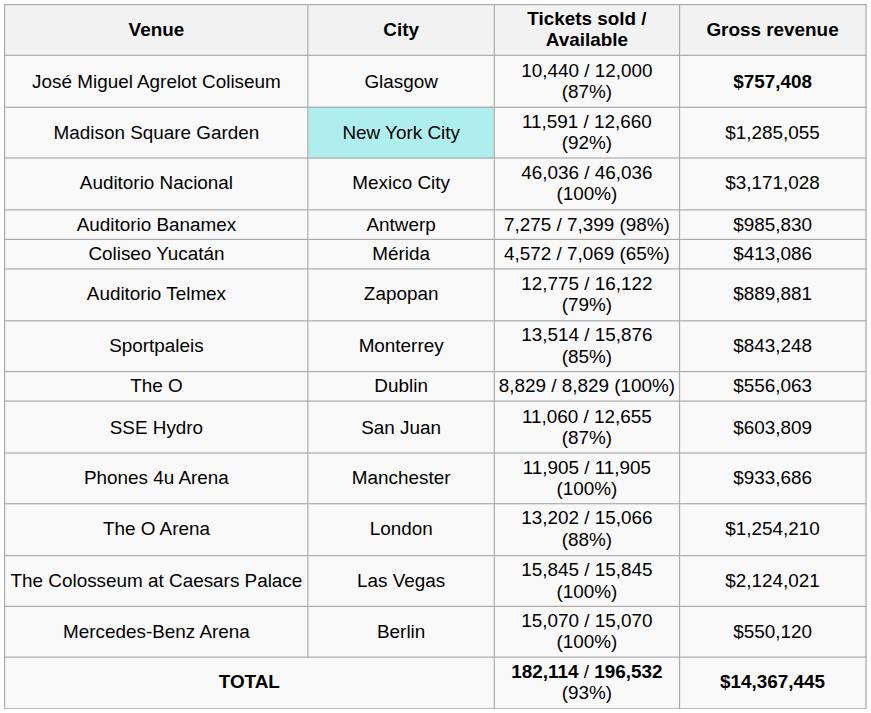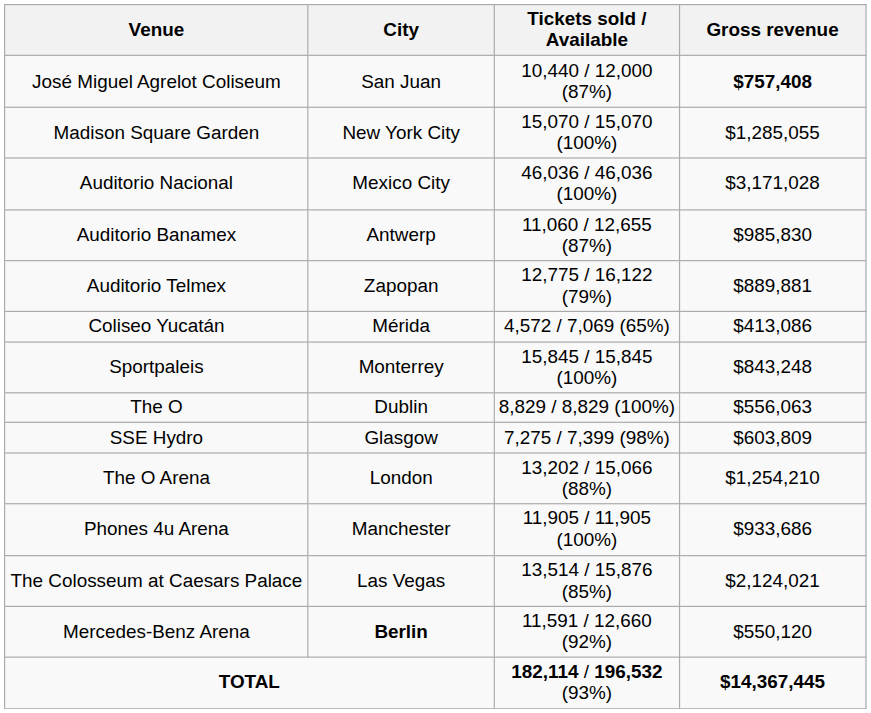(401, 81) Glasgow -> (401, 81) San Juan
(401, 132) paleturquoise background -> (401, 132) no background
(587, 132) 11,591 / 12,660 (92%) -> (587, 132) 15,070 / 15,070 (100%)
(587, 224) 7,275 / 7,399 (98%) -> (587, 234) 11,060 / 12,655 (87%)
rows swapped: (156, 294) <-> (156, 254)
(587, 345) 13,514 / 15,876 (85%) -> (587, 367) 15,845 / 15,845 (100%)
(401, 427) San Juan -> (401, 437) Glasgow
(587, 427) 11,060 / 12,655 (87%) -> (587, 437) 7,275 / 7,399 (98%)
rows swapped: (156, 529) <-> (156, 478)
(587, 580) 15,845 / 15,845 (100%) -> (587, 580) 13,514 / 15,876 (85%)
(401, 631) normal -> (401, 631) bold
(587, 631) 15,070 / 15,070 (100%) -> (587, 631) 11,591 / 12,660 (92%)
